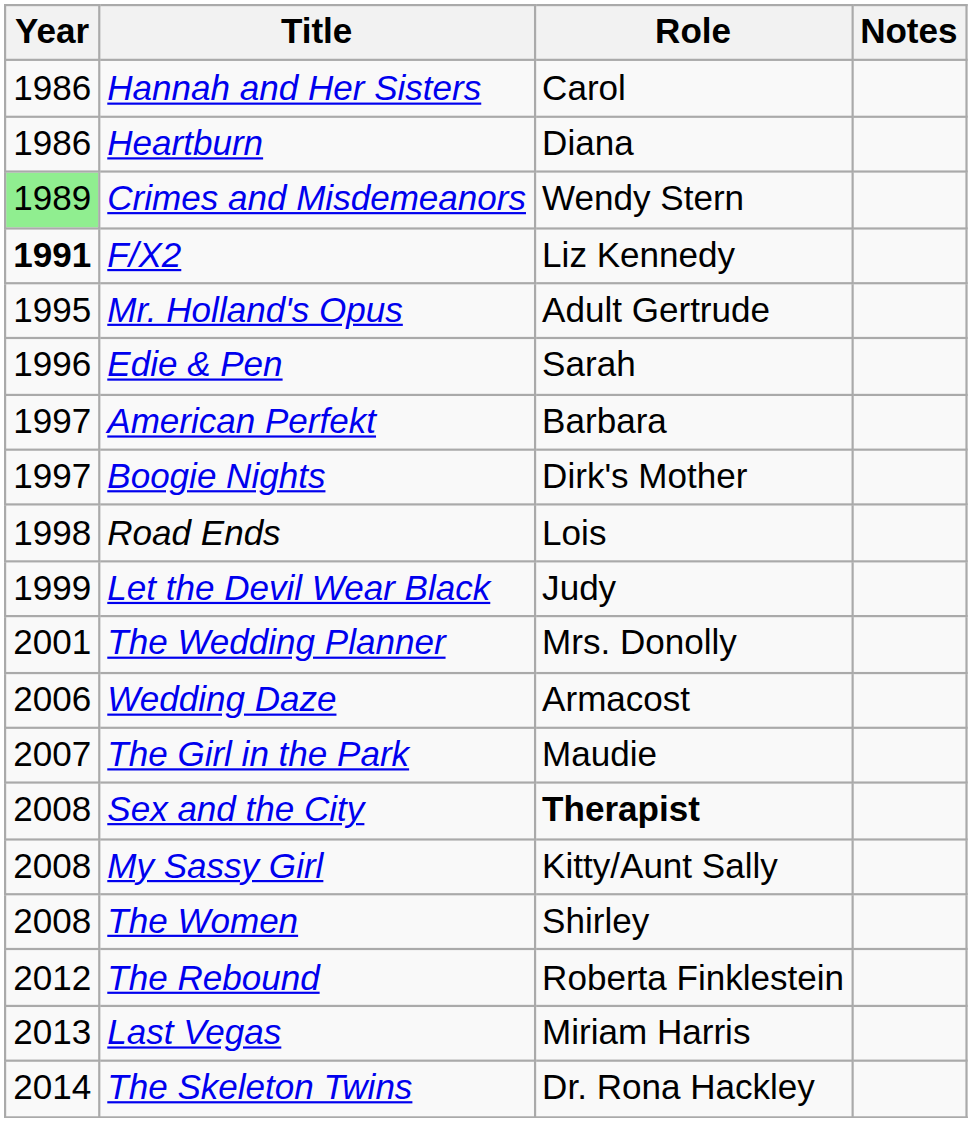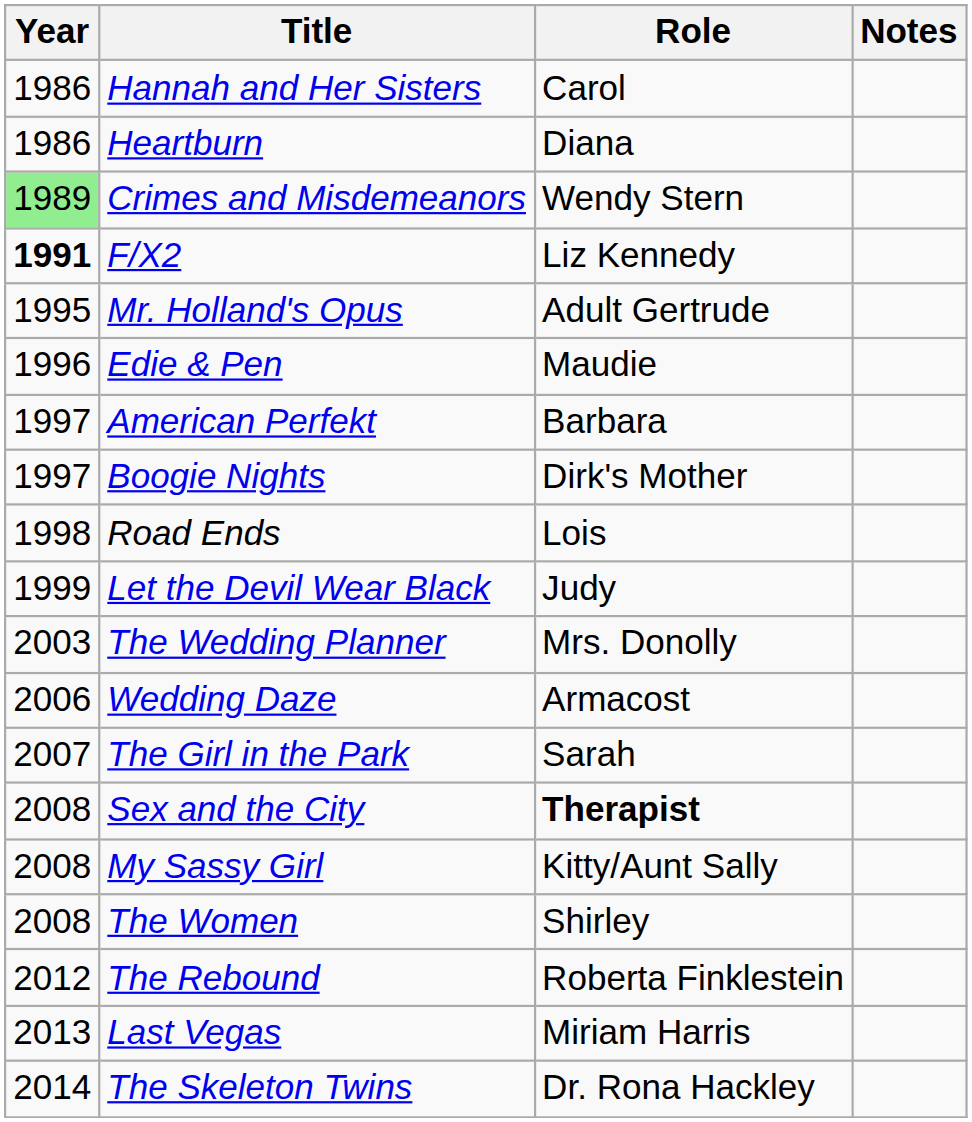(589, 365) Sarah -> (600, 365) Maudie
(52, 643) 2001 -> (52, 643) 2003
(600, 754) Maudie -> (589, 754) Sarah
